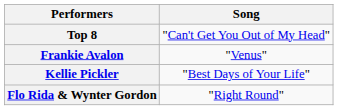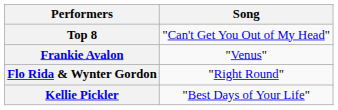rows swapped: (82, 94) <-> (82, 74)
